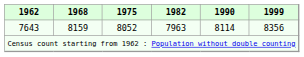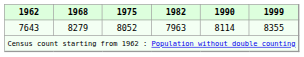(78, 28) 8159 -> (78, 28) 8279
(274, 28) 8356 -> (274, 28) 8355
